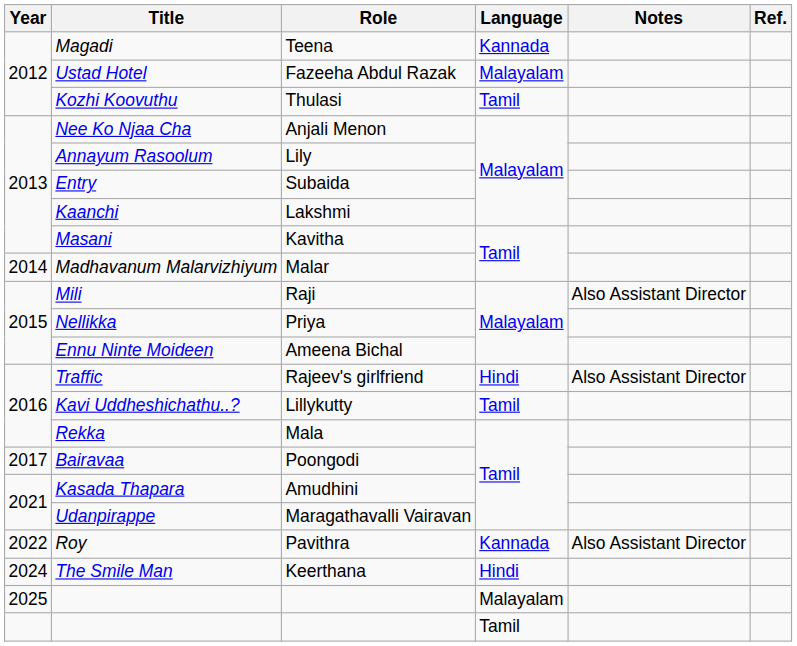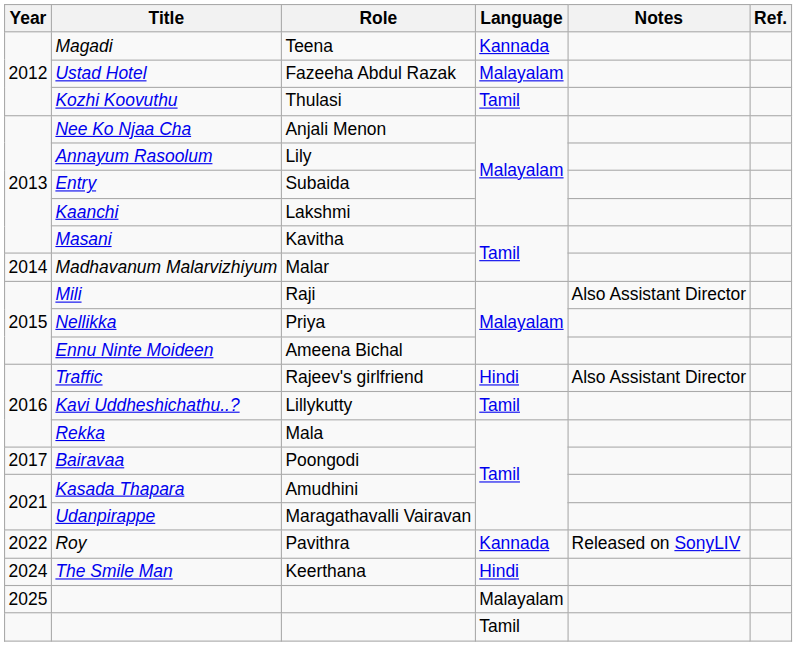(659, 543) Also Assistant Director -> (656, 543) Released on SonyLIV
